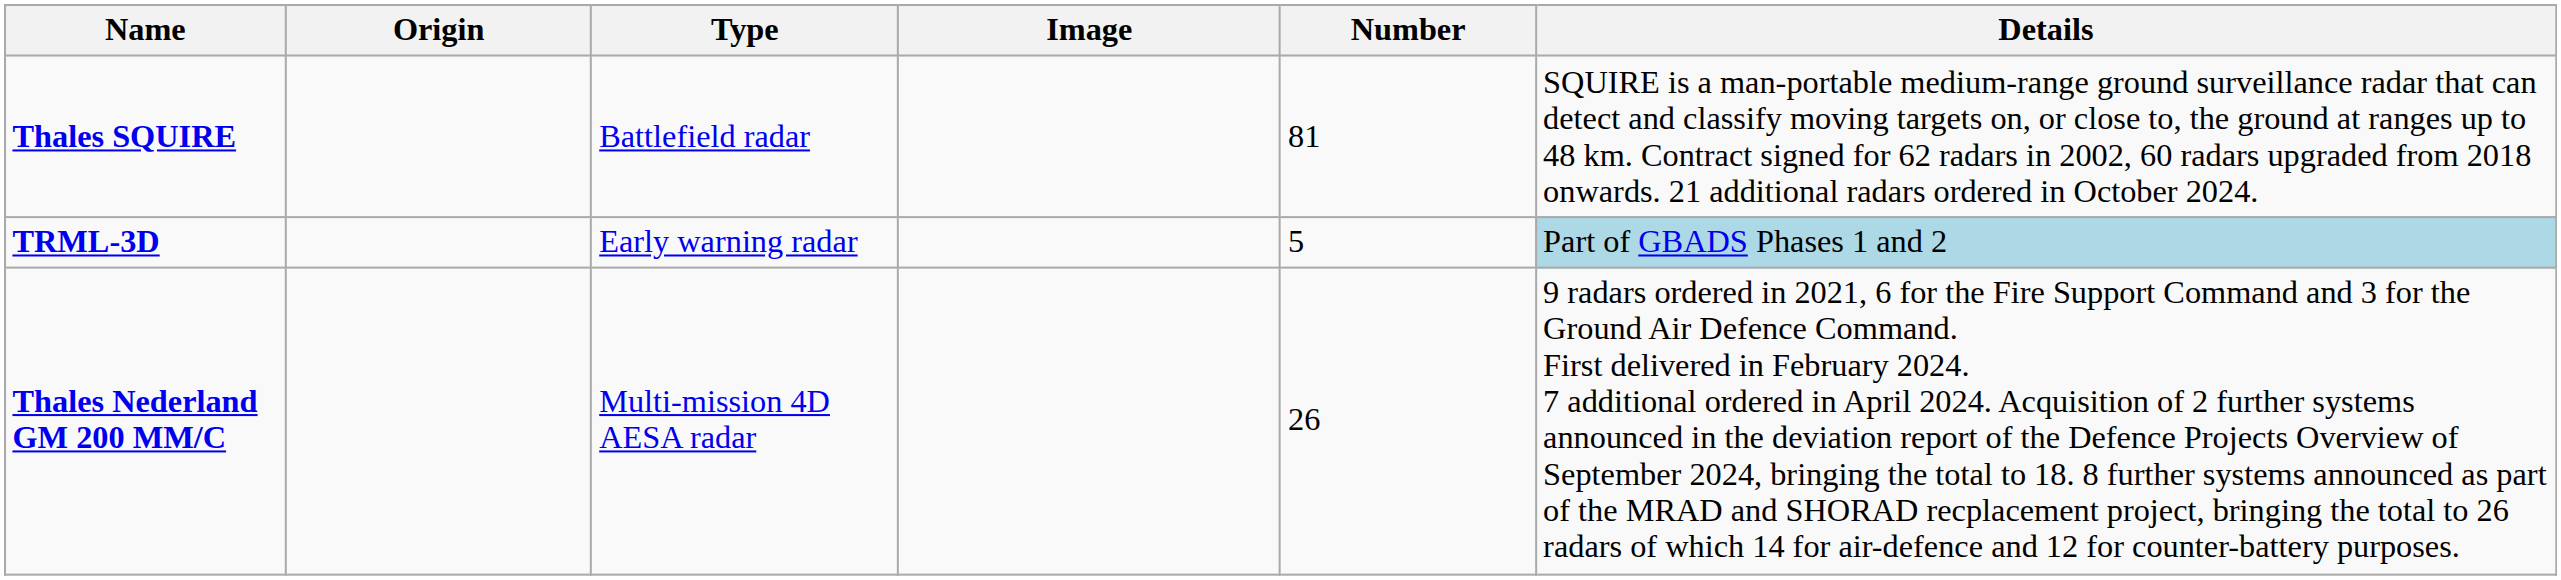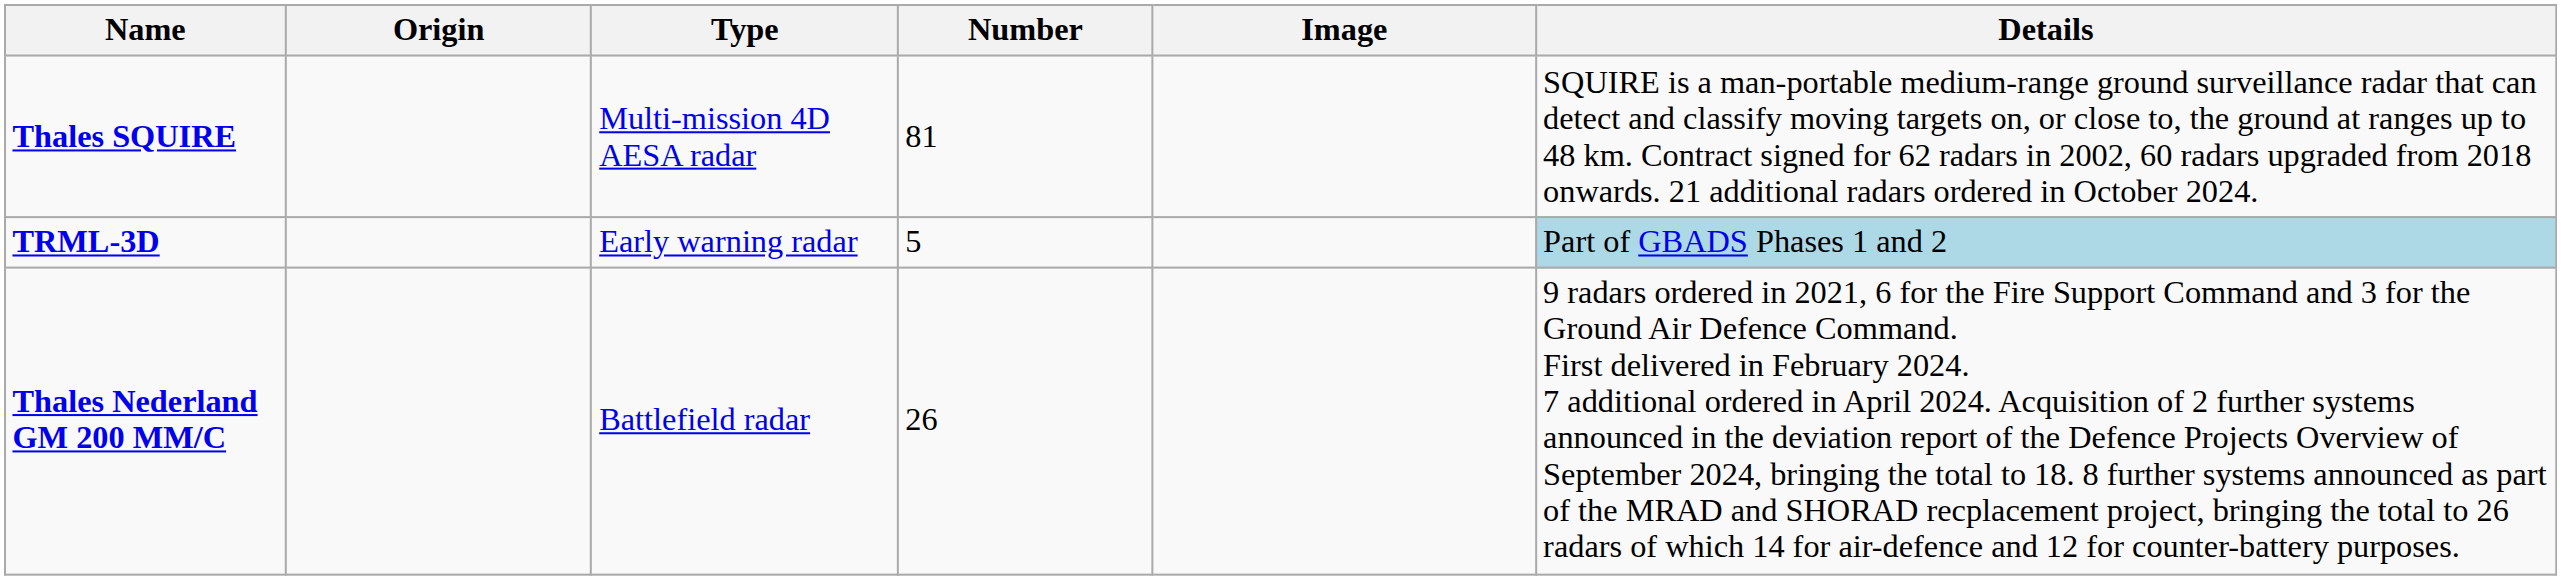columns swapped: (1408, 30) <-> (1089, 30)
(705, 135) Battlefield radar -> (715, 135) Multi-mission 4D AESA radar
(715, 420) Multi-mission 4D AESA radar -> (705, 420) Battlefield radar
